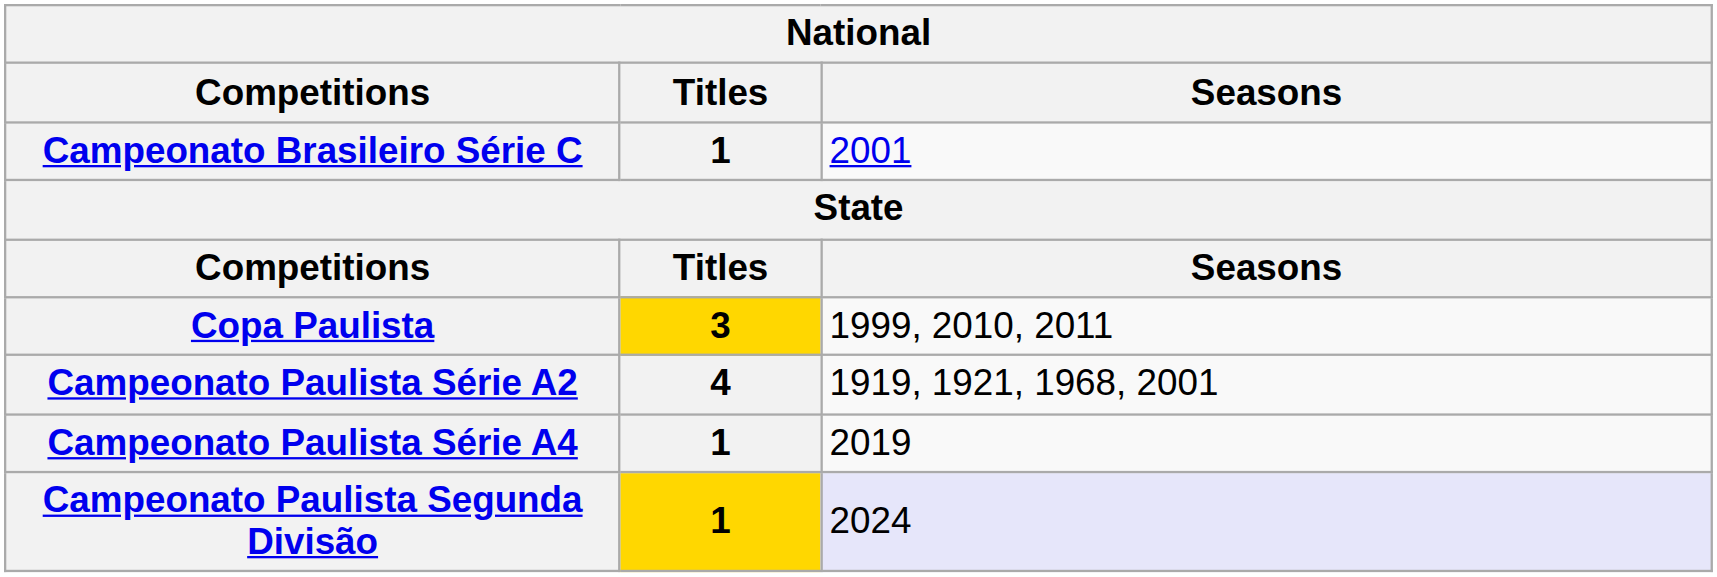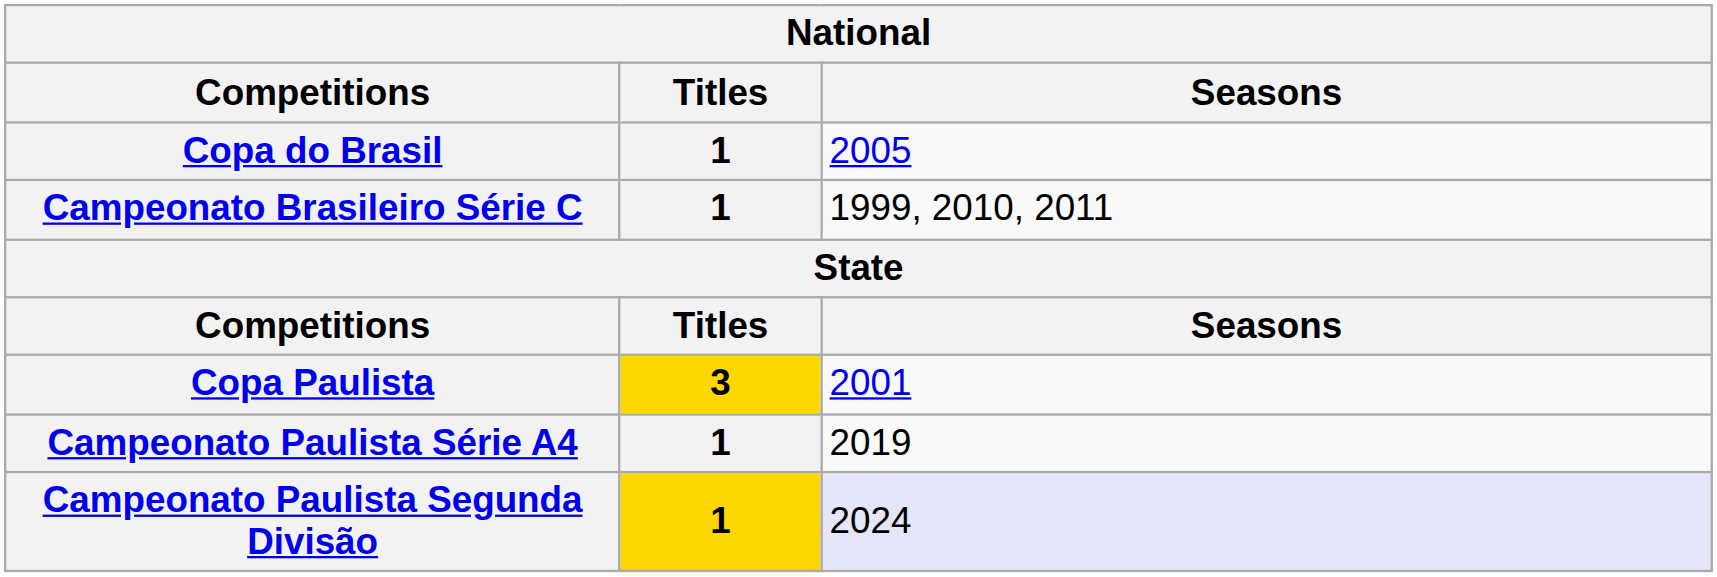+ row: (313, 150)
(870, 150) 2001 -> (971, 208) 1999, 2010, 2011
(971, 325) 1999, 2010, 2011 -> (870, 383) 2001
- row: (313, 383)
